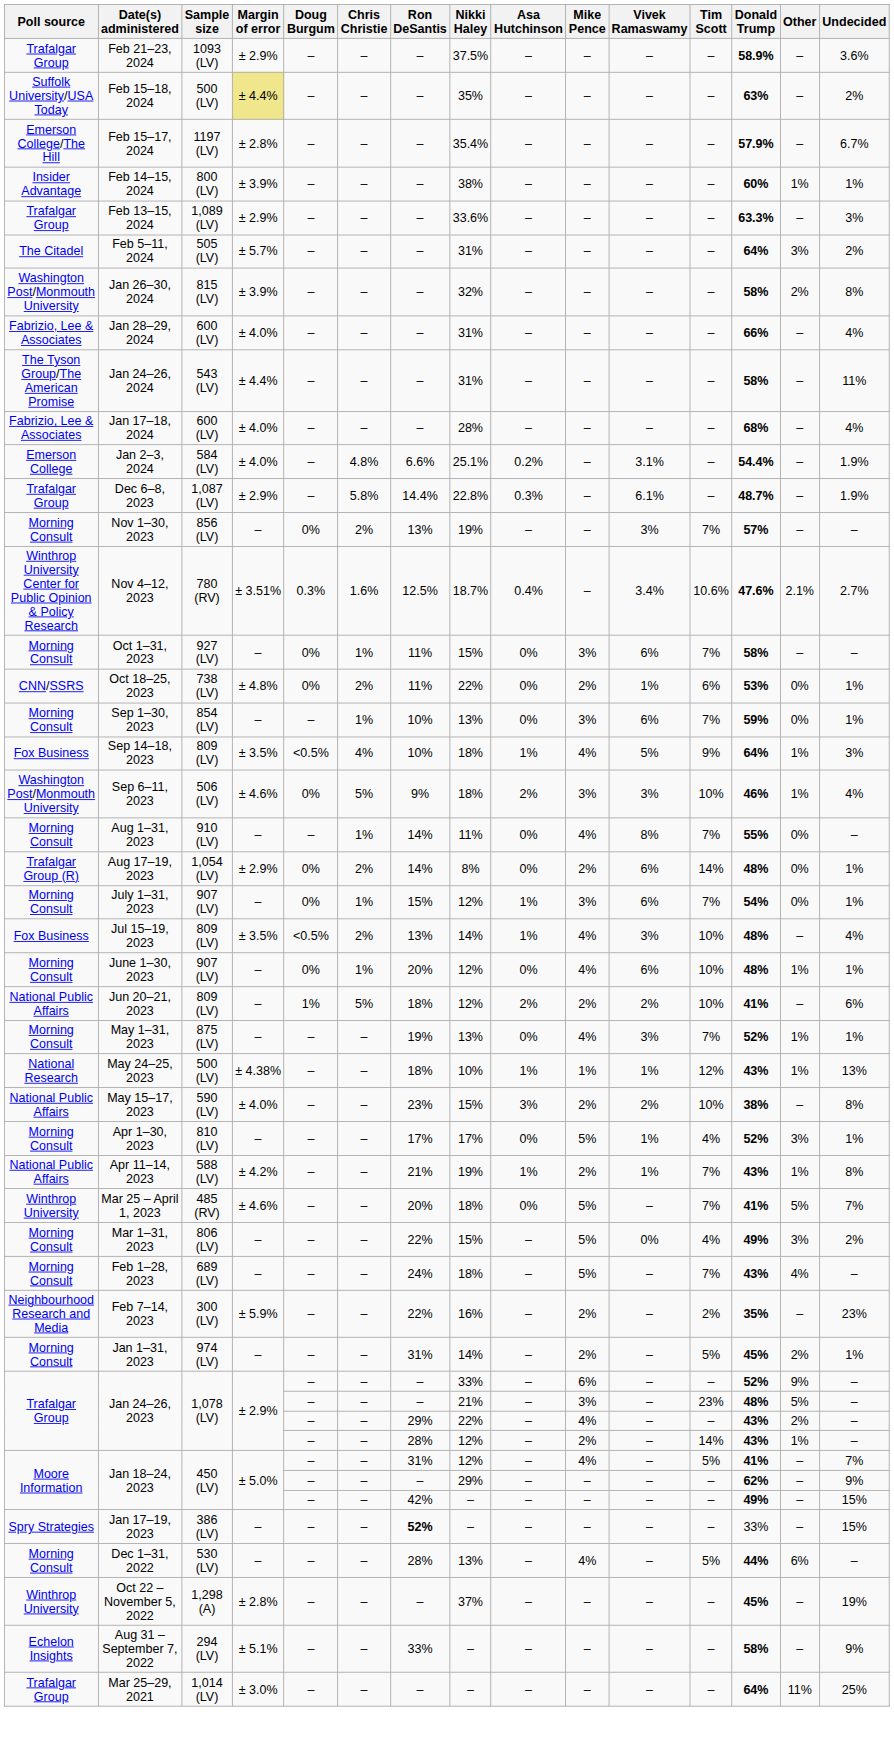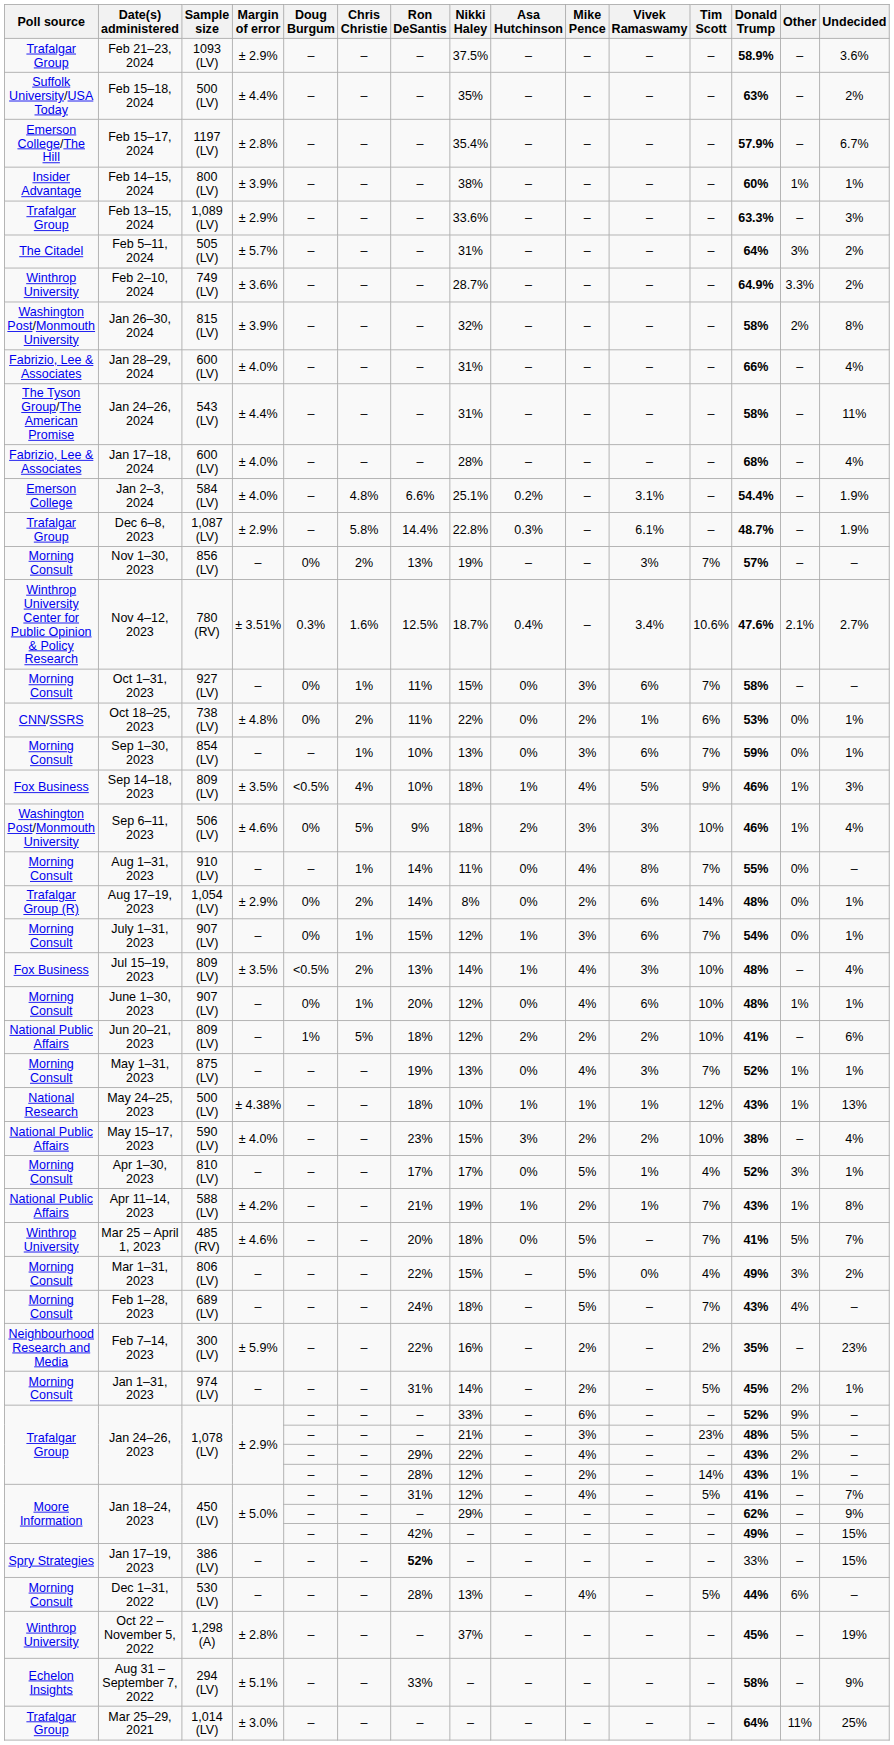(258, 96) khaki background -> (258, 96) no background
+ row: (140, 286)
(756, 754) 64% -> (756, 787) 46%
(854, 1105) 8% -> (854, 1139) 4%
